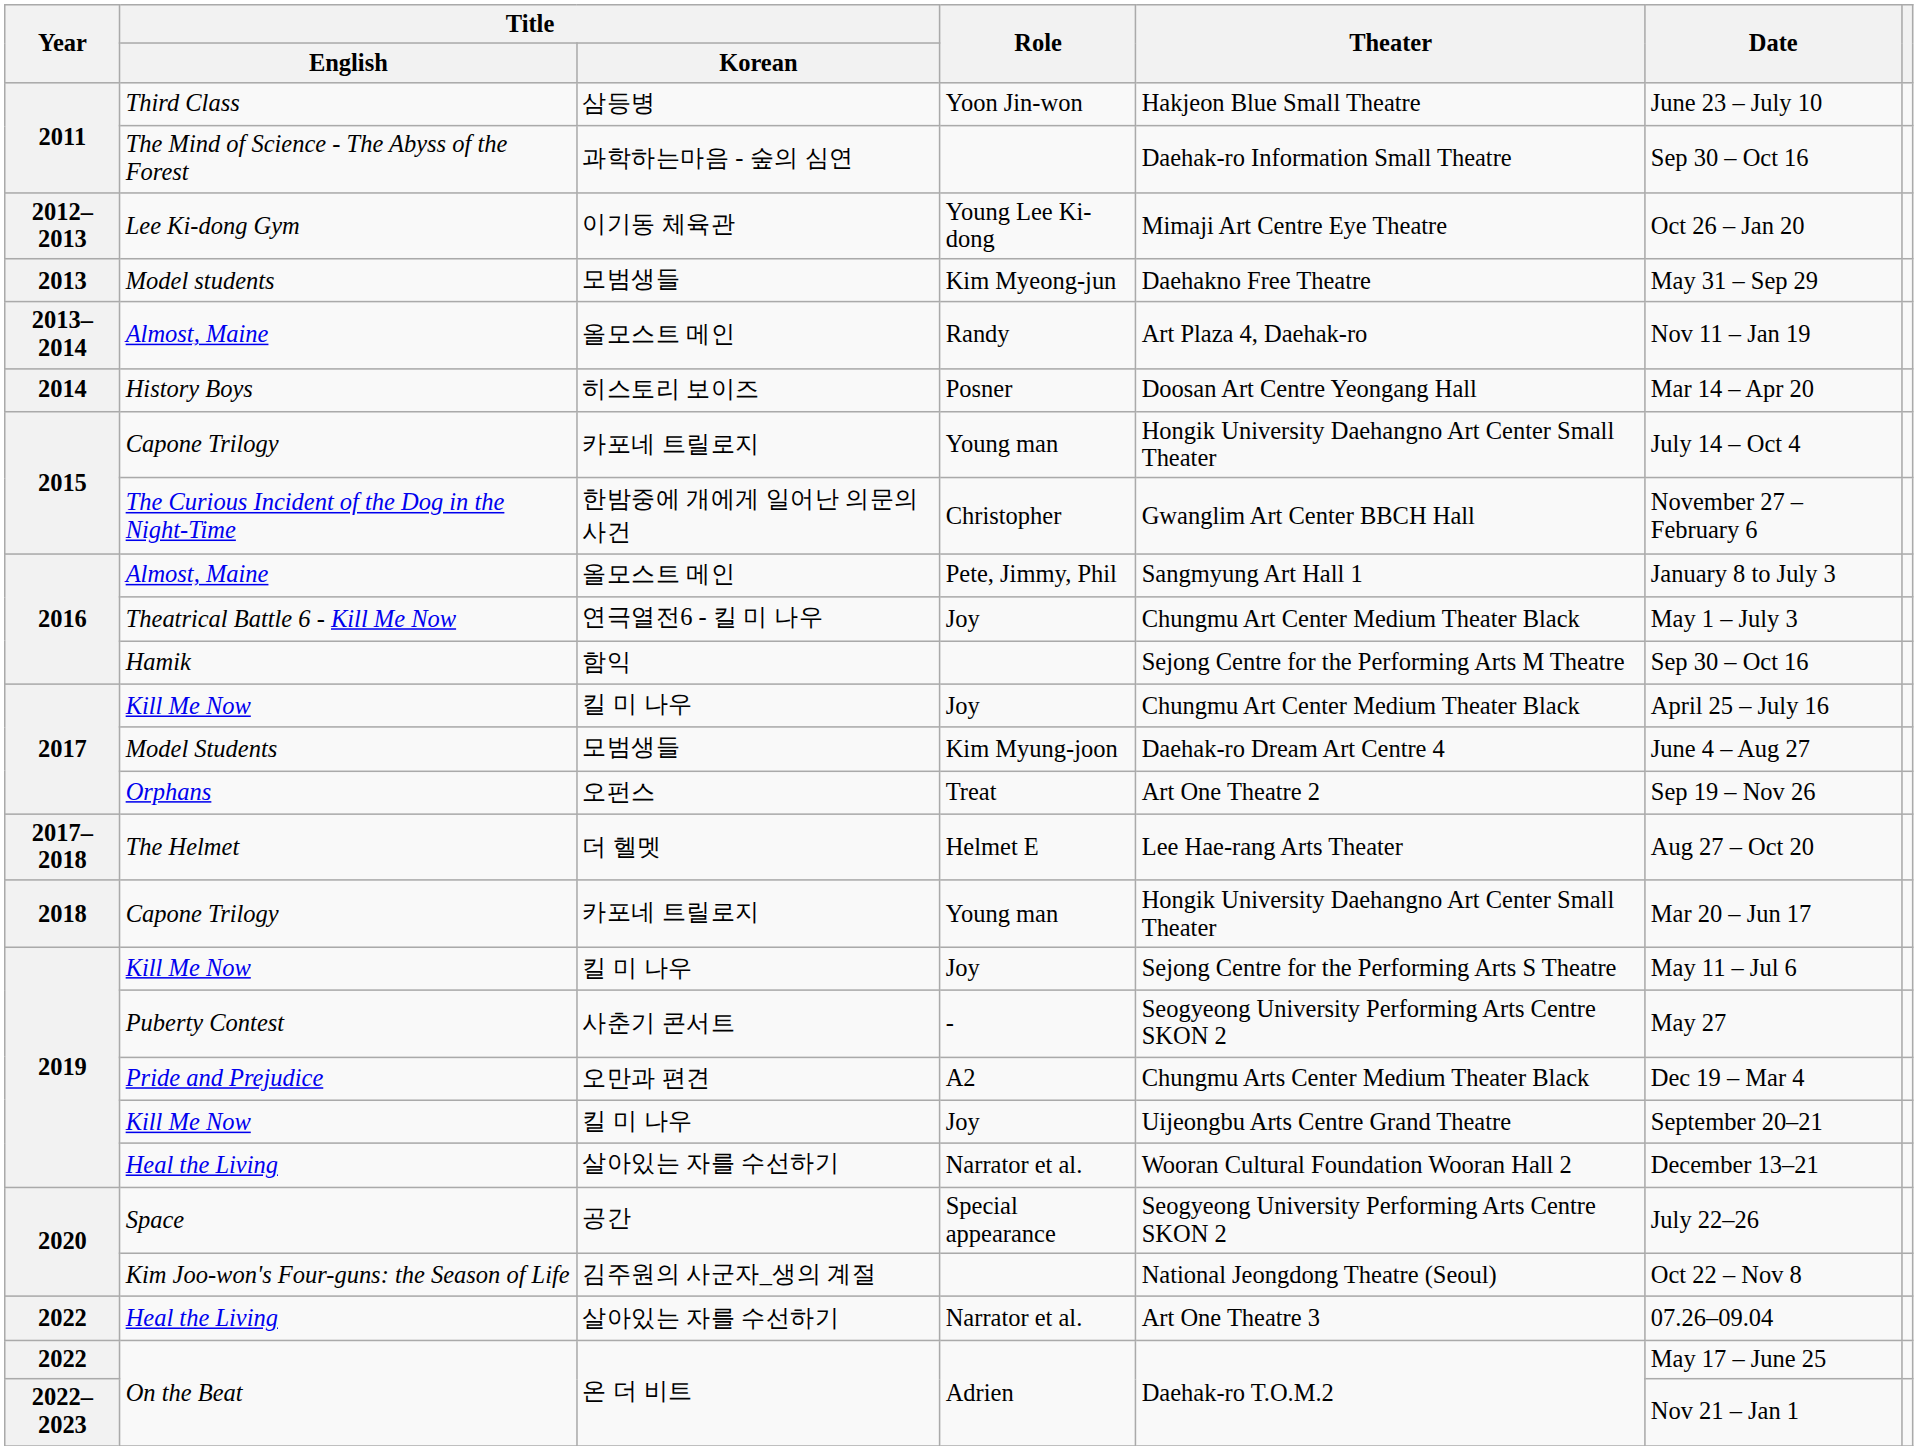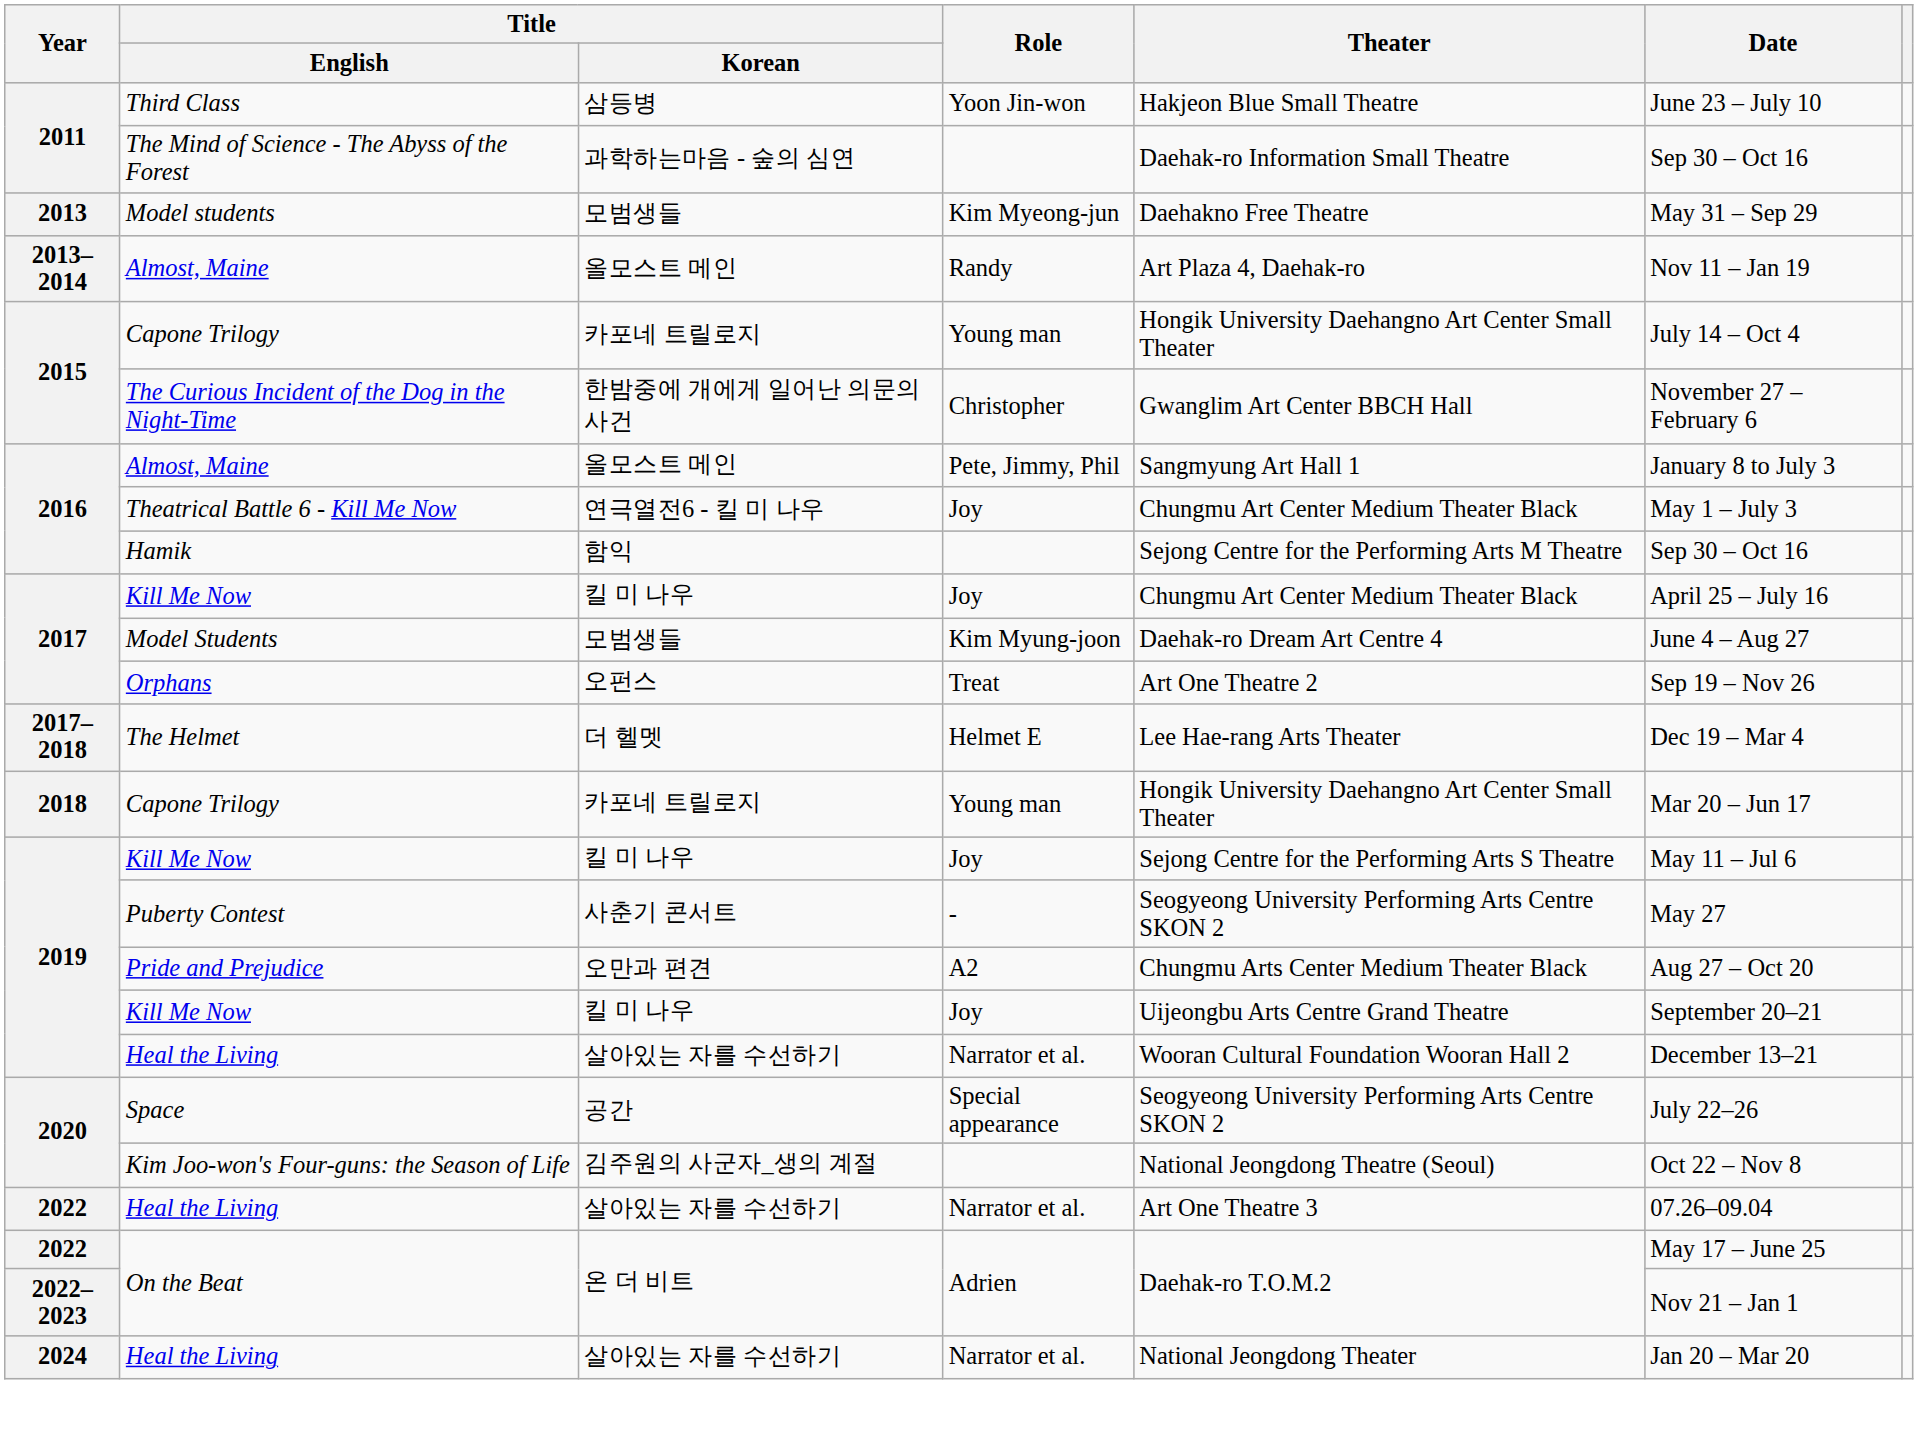- row: (62, 225)
- row: (62, 389)
(1732, 847) Aug 27 – Oct 20 -> (1727, 737) Dec 19 – Mar 4
(1728, 1078) Dec 19 – Mar 4 -> (1732, 968) Aug 27 – Oct 20
+ row: (62, 1356)
